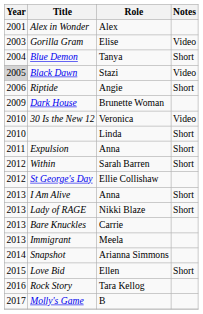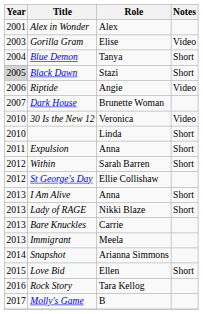(185, 73) Video -> (184, 73) Short
(184, 88) Short -> (185, 88) Video
(16, 103) 2009 -> (16, 103) 2007
